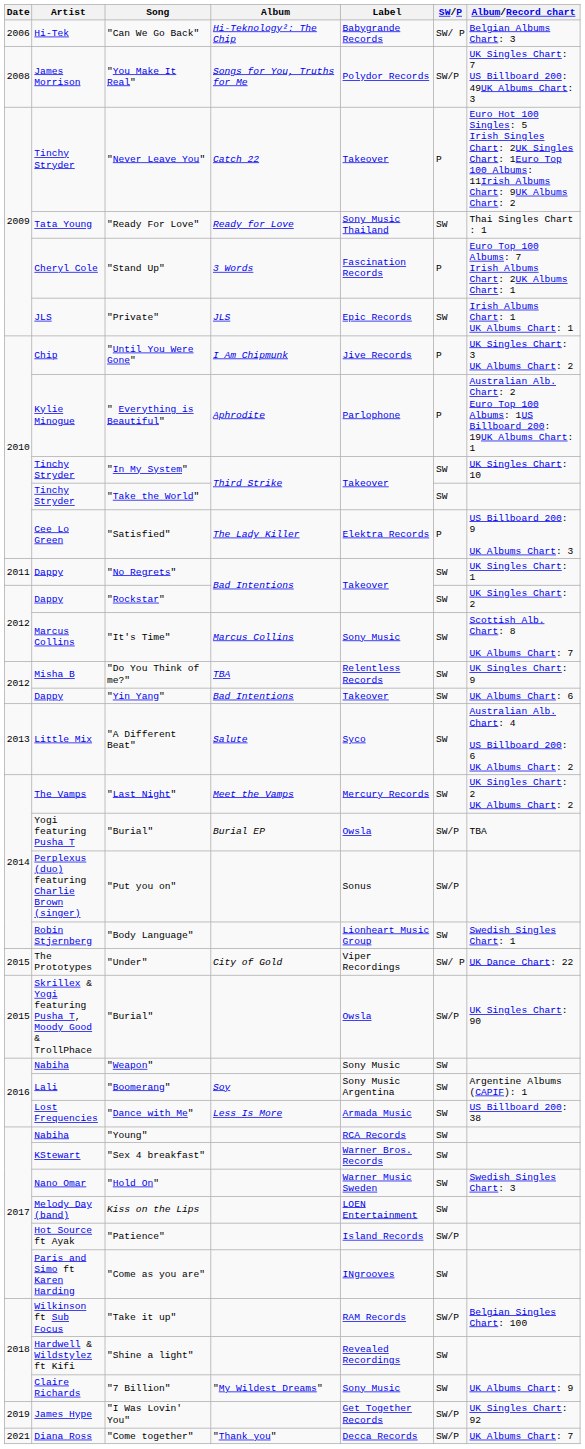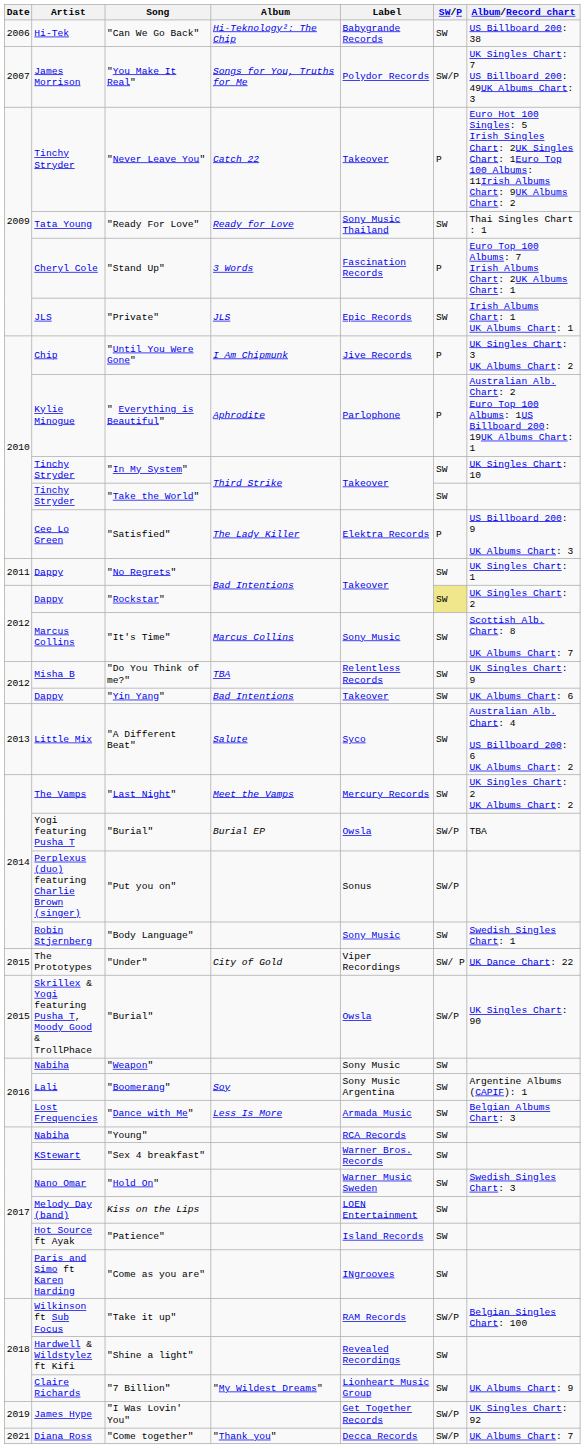(450, 33) SW/ P -> (442, 33) SW
(510, 33) Belgian Albums Chart: 3 -> (519, 33) US Billboard 200: 38
(18, 77) 2008 -> (18, 77) 2007
(442, 599) no background -> (442, 599) khaki background
(386, 935) Lionheart Music Group -> (371, 935) Sony Music
(519, 1114) US Billboard 200: 38 -> (510, 1114) Belgian Albums Chart: 3
(448, 1236) SW/P -> (442, 1236) SW
(371, 1388) Sony Music -> (386, 1388) Lionheart Music Group
